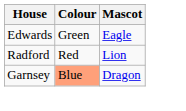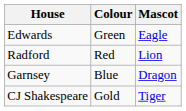(70, 75) lightsalmon background -> (106, 75) no background
+ row: (48, 95)
